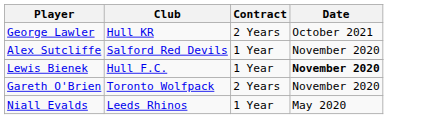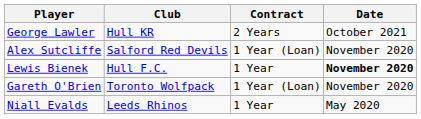(253, 50) 1 Year -> (277, 50) 1 Year (Loan)
(257, 86) 2 Years -> (277, 86) 1 Year (Loan)
